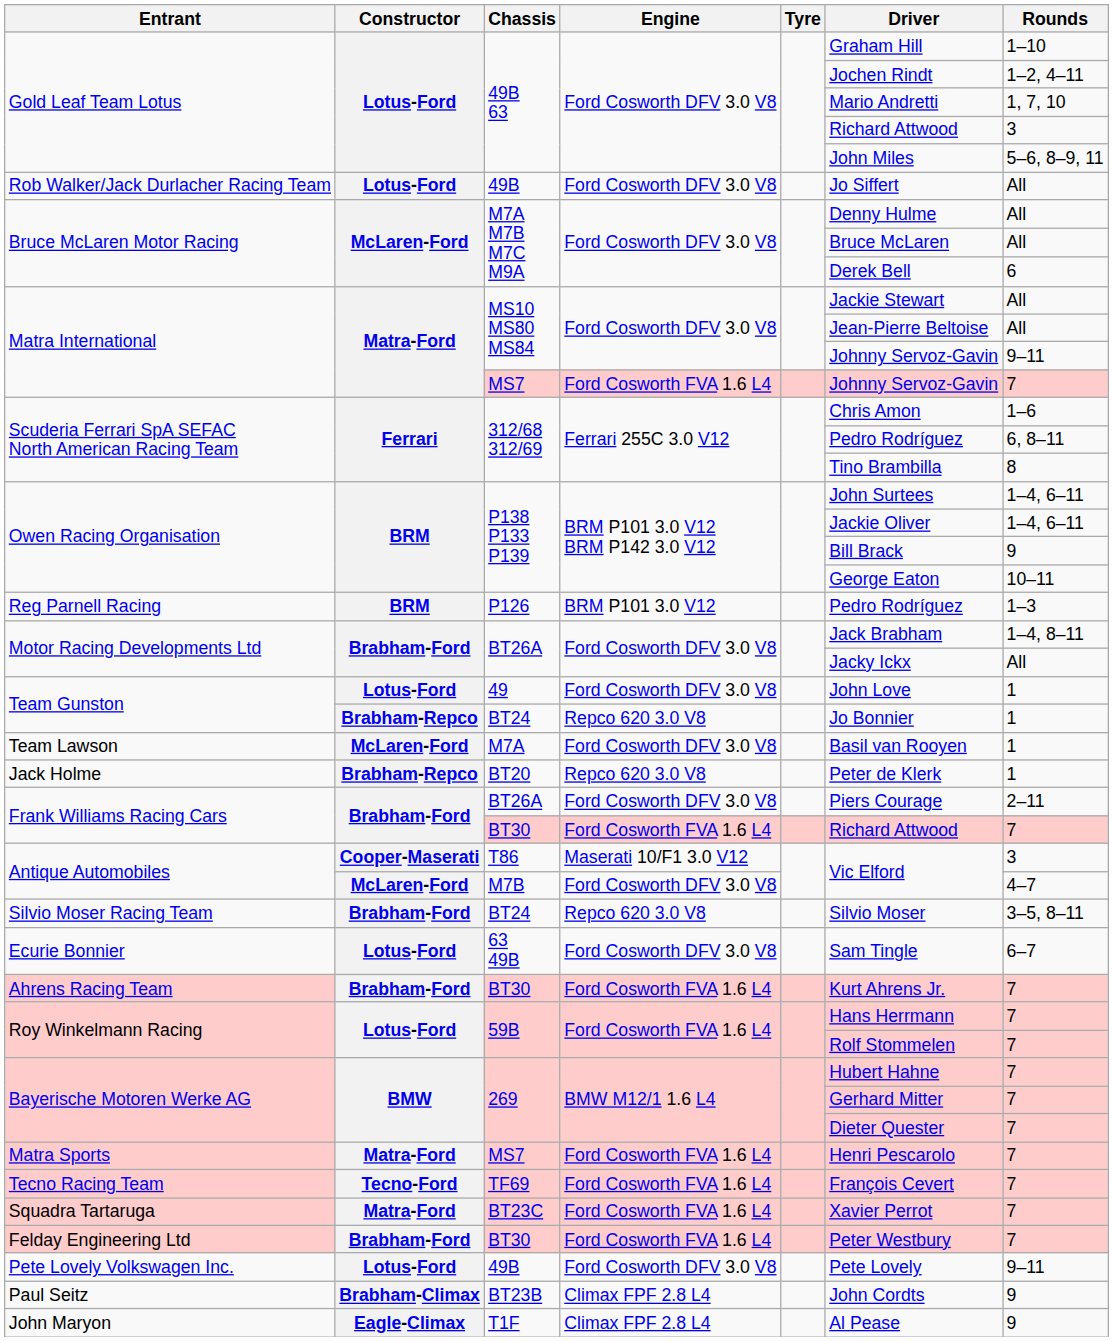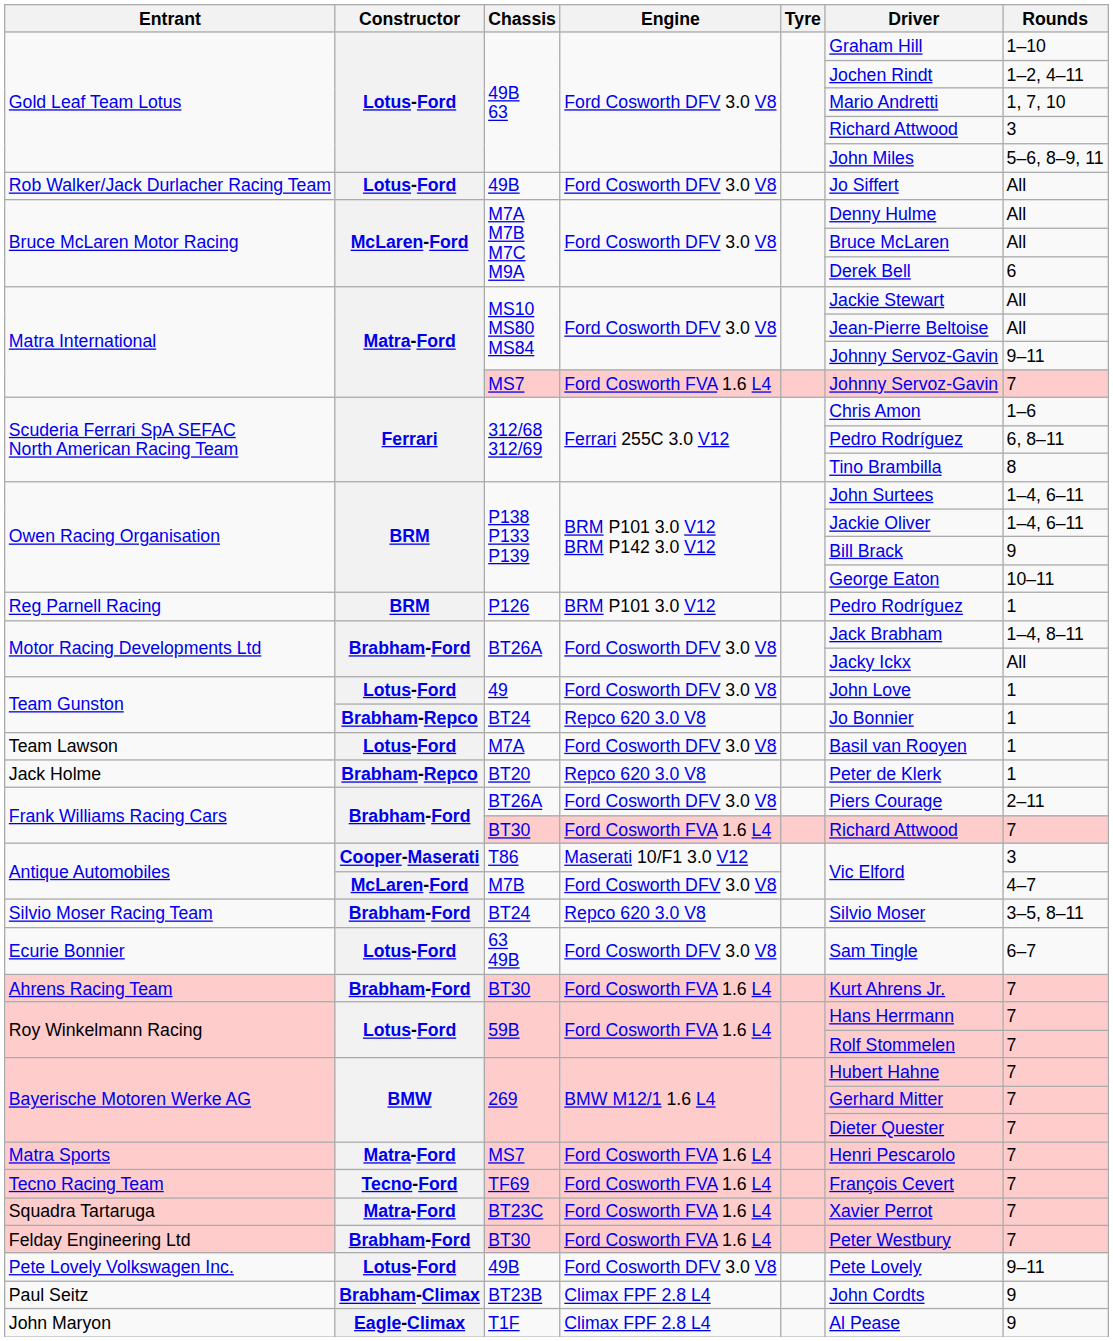(1021, 606) 1–3 -> (1011, 606) 1
(410, 746) McLaren-Ford -> (410, 746) Lotus-Ford
